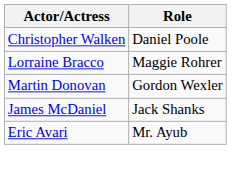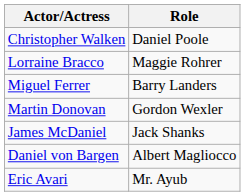+ row: (49, 86)
+ row: (63, 156)
